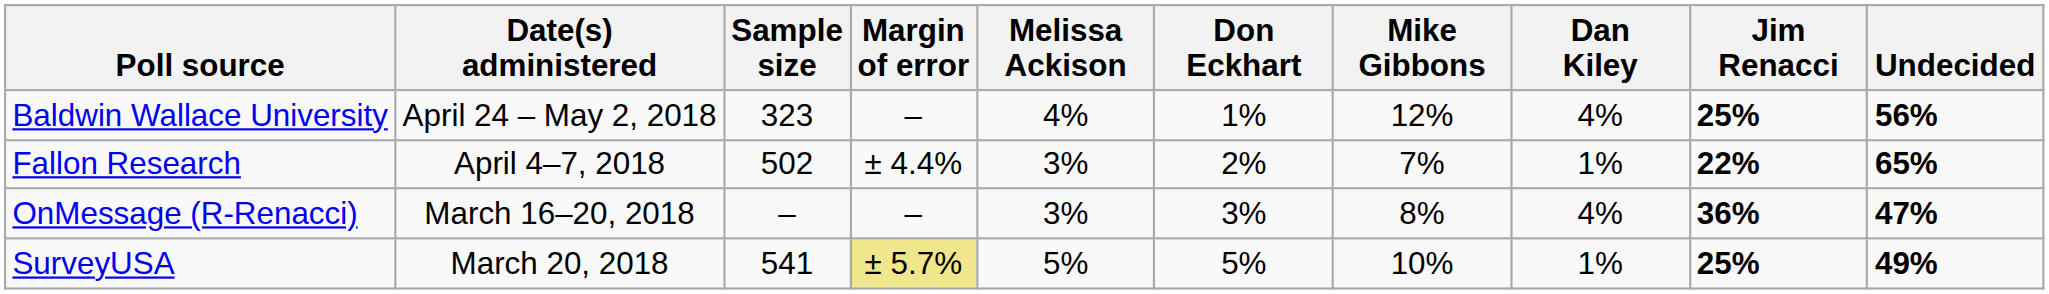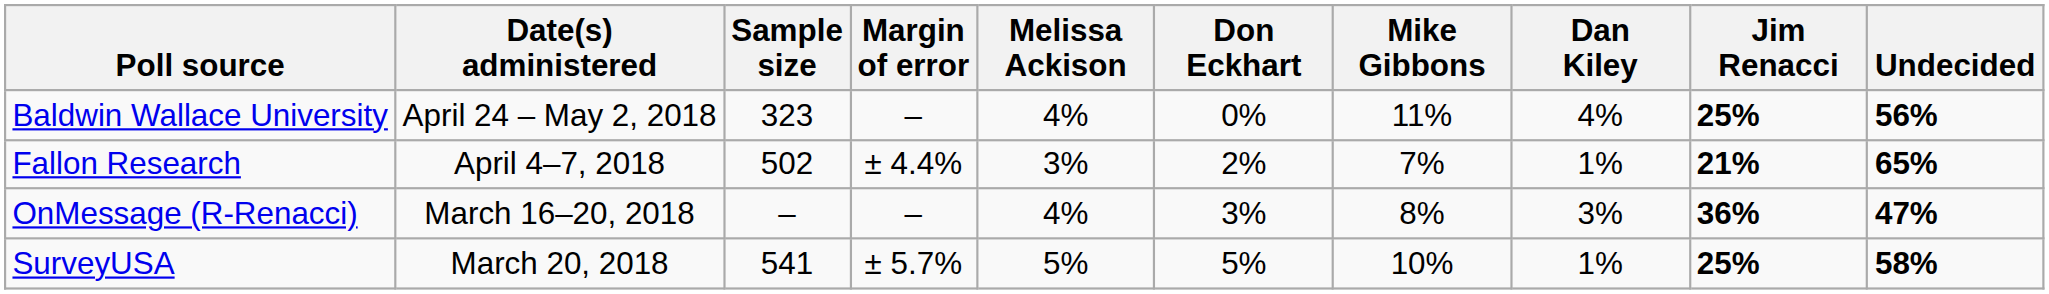(1244, 115) 1% -> (1244, 115) 0%
(1422, 115) 12% -> (1422, 115) 11%
(1728, 164) 22% -> (1728, 164) 21%
(1066, 214) 3% -> (1066, 214) 4%
(1600, 214) 4% -> (1600, 214) 3%
(913, 264) khaki background -> (913, 264) no background
(1906, 264) 49% -> (1906, 264) 58%
